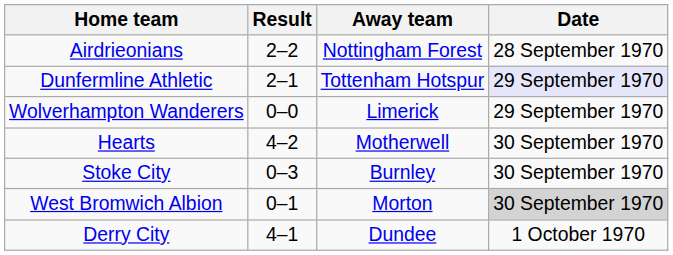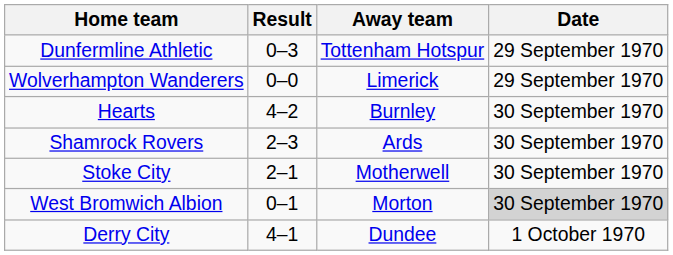- row: (126, 50)
(282, 81) 2–1 -> (282, 50) 0–3
(578, 81) lavender background -> (578, 50) no background
(402, 142) Motherwell -> (402, 111) Burnley
+ row: (126, 142)
(282, 173) 0–3 -> (282, 173) 2–1
(402, 173) Burnley -> (402, 173) Motherwell
